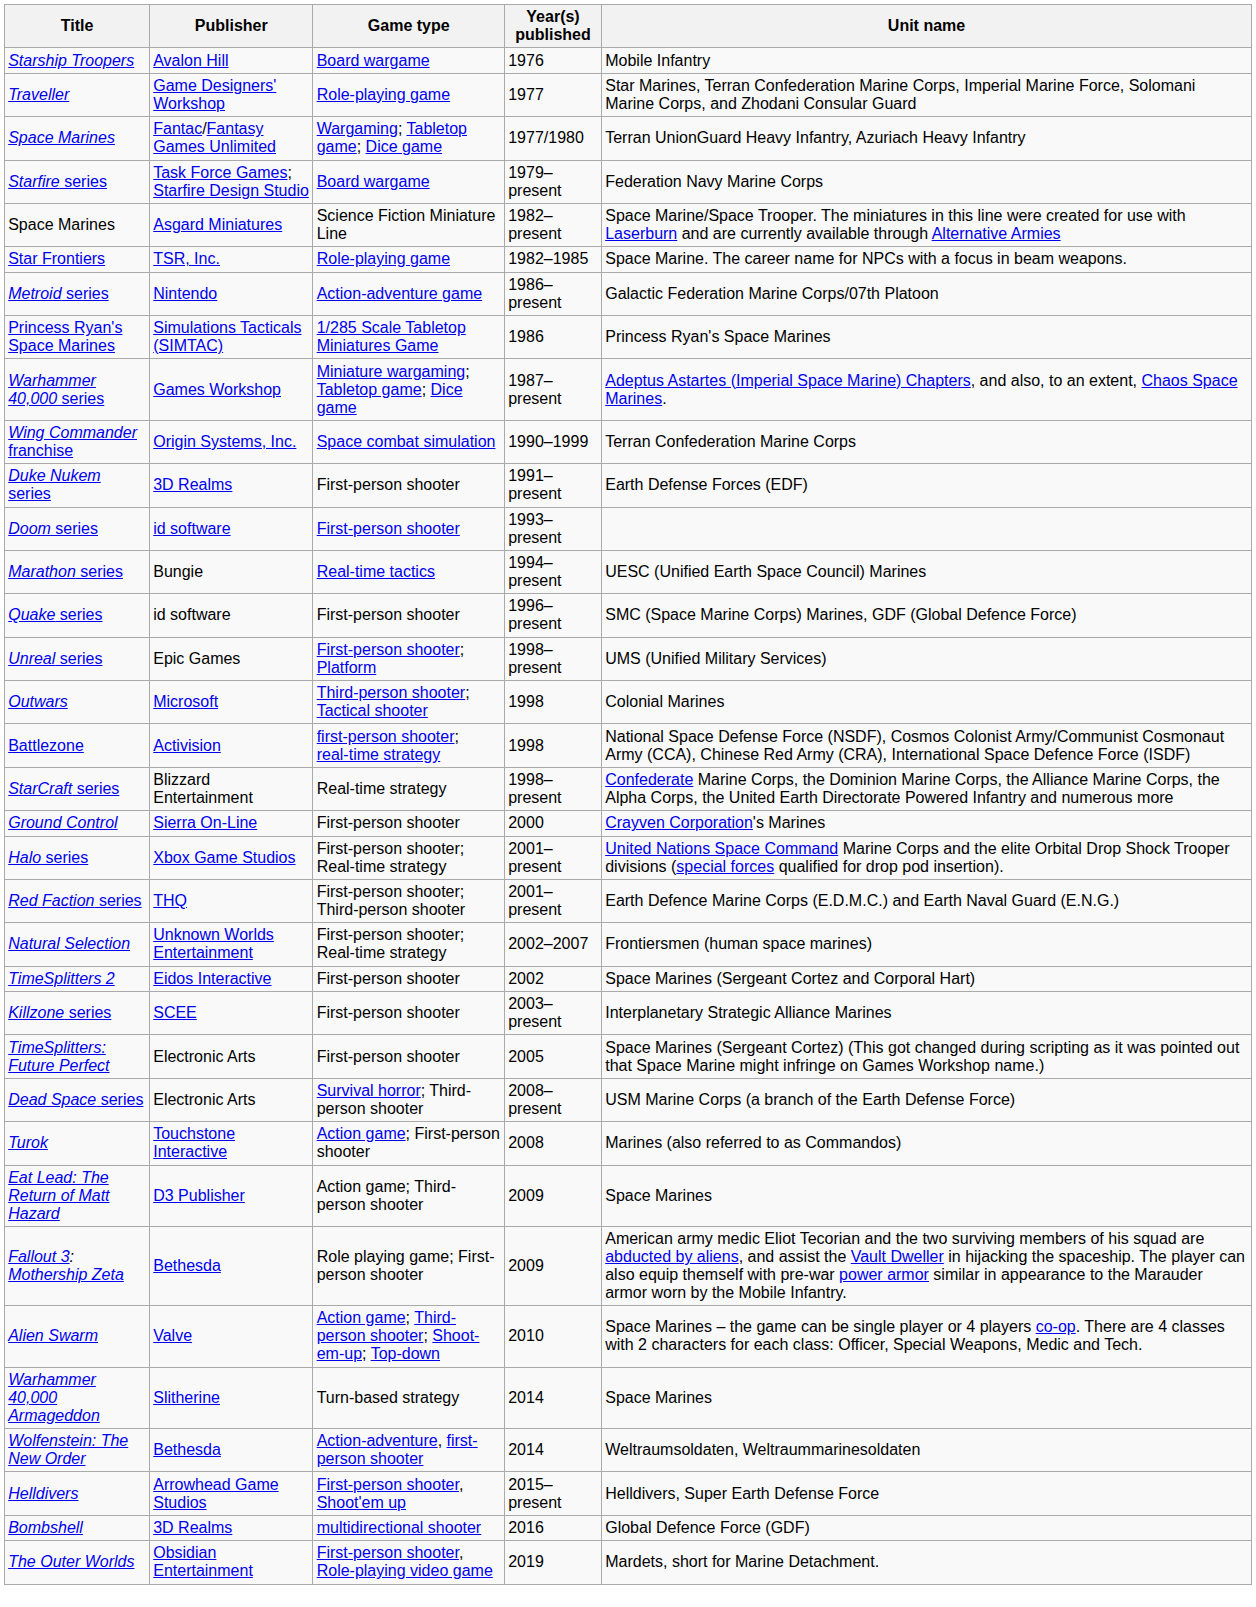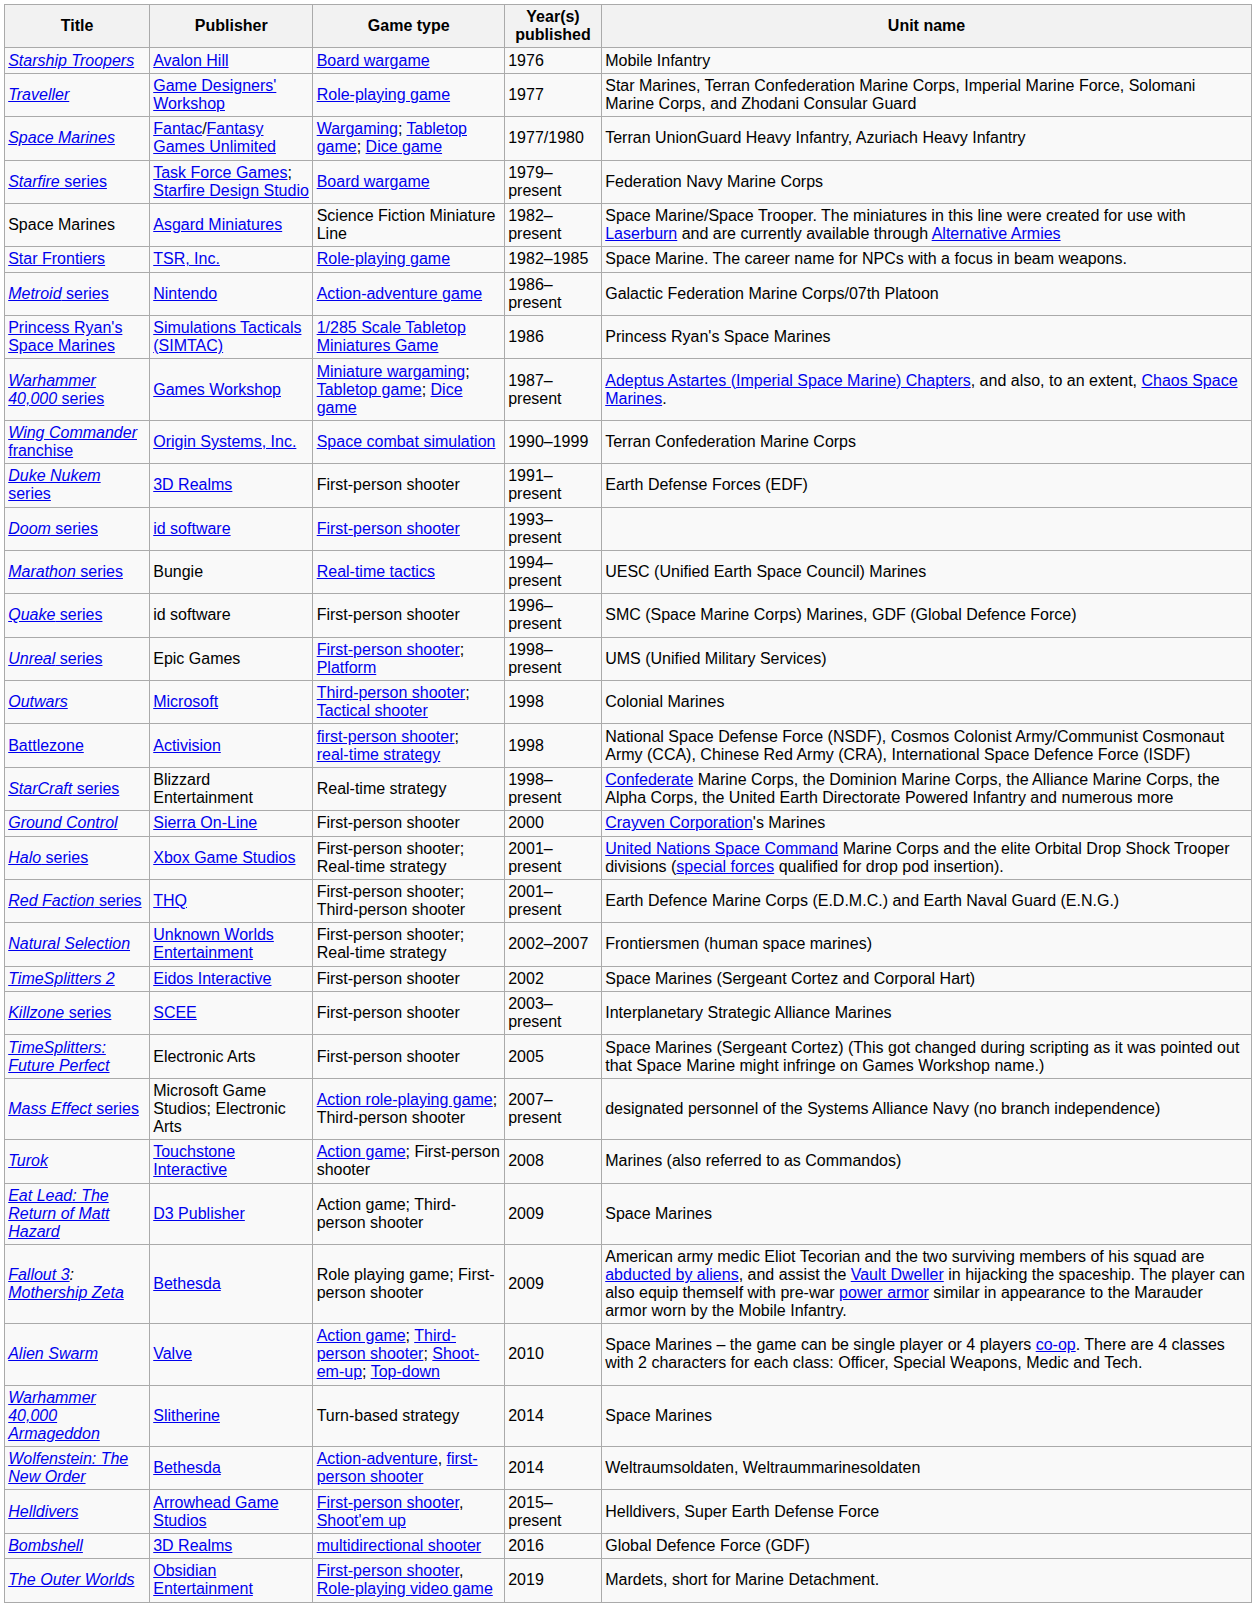+ row: (74, 1108)
- row: (76, 1099)
